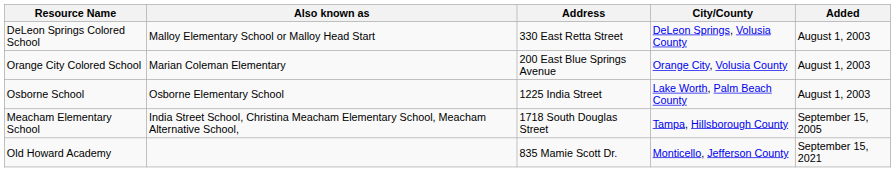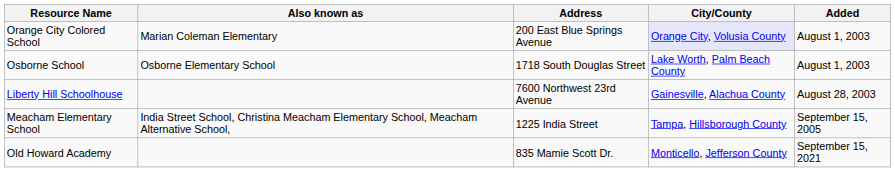- row: (66, 36)
(720, 65) no background -> (718, 36) lavender background
(561, 95) 1225 India Street -> (580, 65) 1718 South Douglas Street
+ row: (65, 95)
(568, 124) 1718 South Douglas Street -> (557, 124) 1225 India Street
